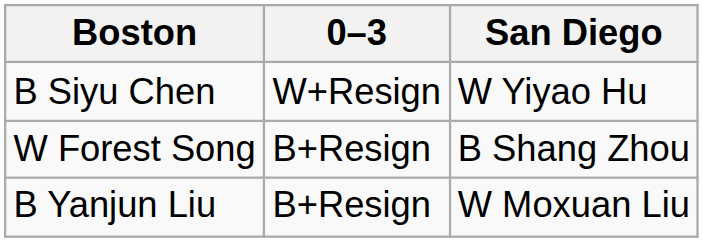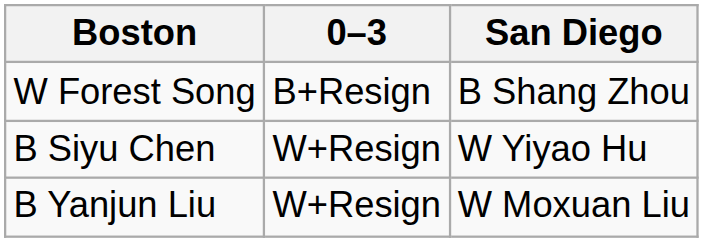rows swapped: (114, 90) <-> (135, 148)
(352, 206) B+Resign -> (357, 206) W+Resign
